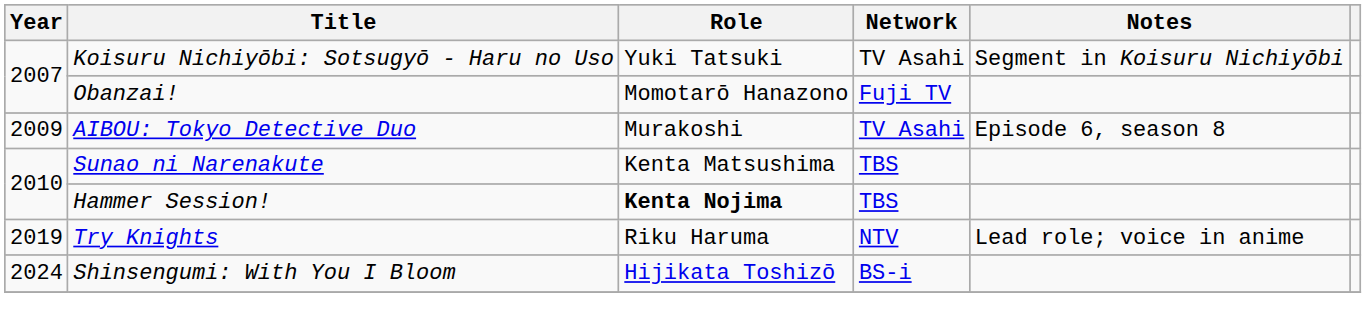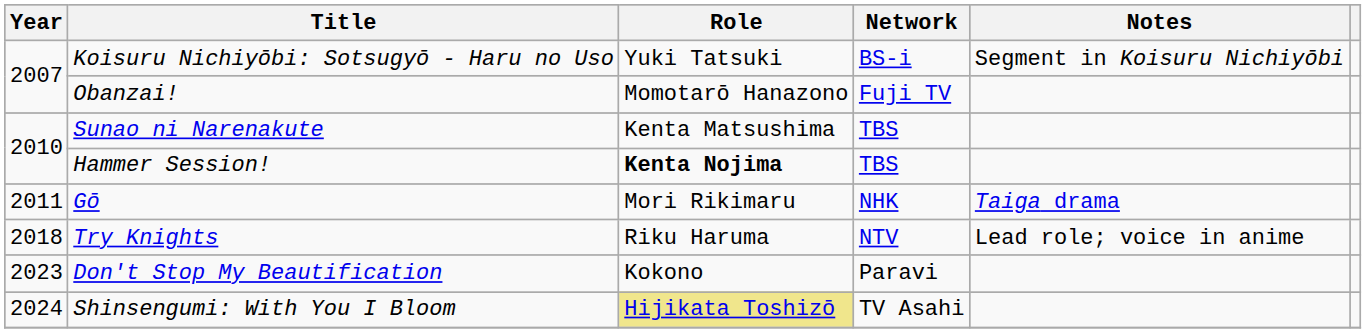(912, 59) TV Asahi -> (885, 59) BS-i
- row: (245, 130)
+ row: (86, 202)
(36, 238) 2019 -> (36, 238) 2018
+ row: (258, 273)
(730, 273) no background -> (730, 309) khaki background
(885, 273) BS-i -> (912, 309) TV Asahi
